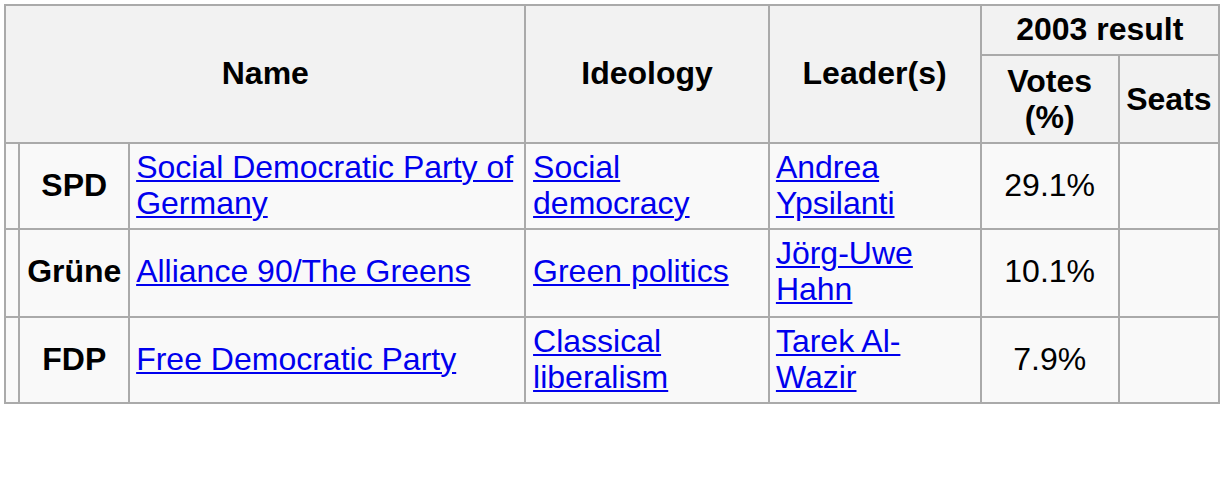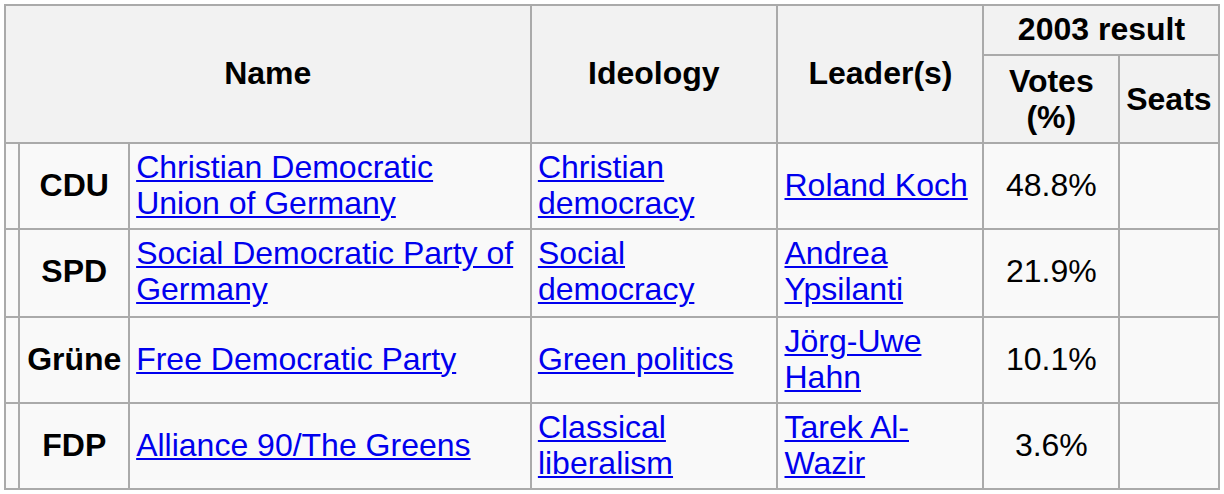+ row: (74, 185)
(1050, 185) 29.1% -> (1051, 272) 21.9%
(303, 272) Alliance 90/The Greens -> (296, 358) Free Democratic Party
(296, 358) Free Democratic Party -> (303, 445) Alliance 90/The Greens
(1050, 358) 7.9% -> (1051, 445) 3.6%
